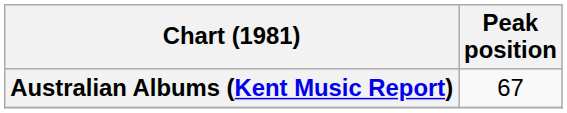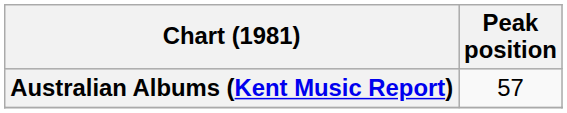(510, 88) 67 -> (510, 88) 57
